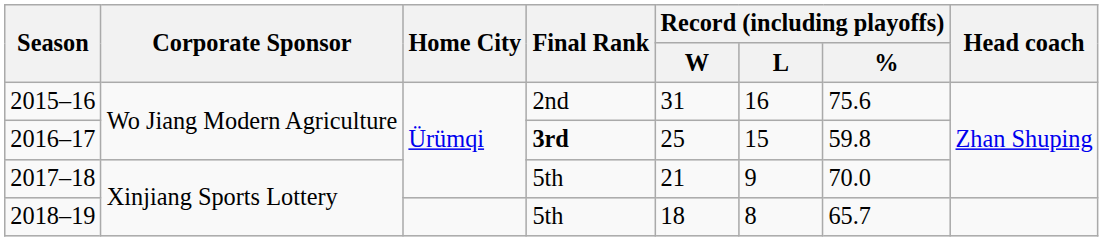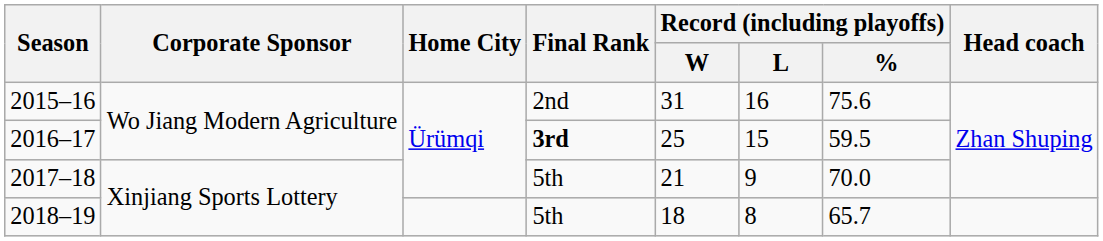(850, 139) 59.8 -> (850, 139) 59.5
